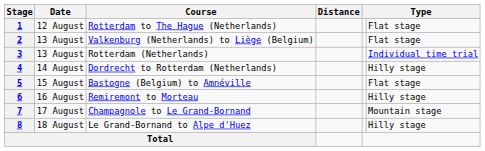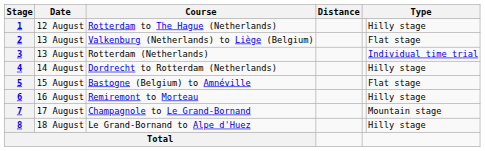(394, 26) Flat stage -> (397, 26) Hilly stage
